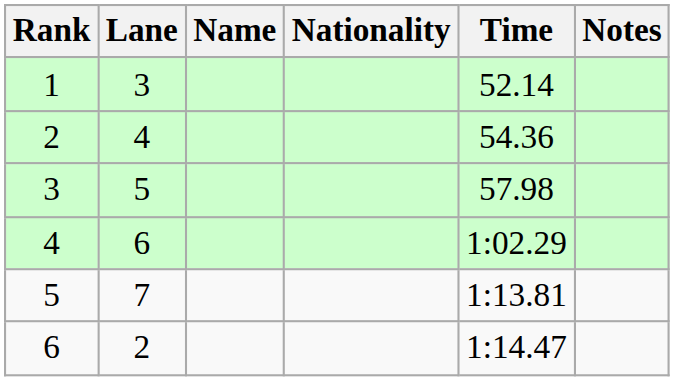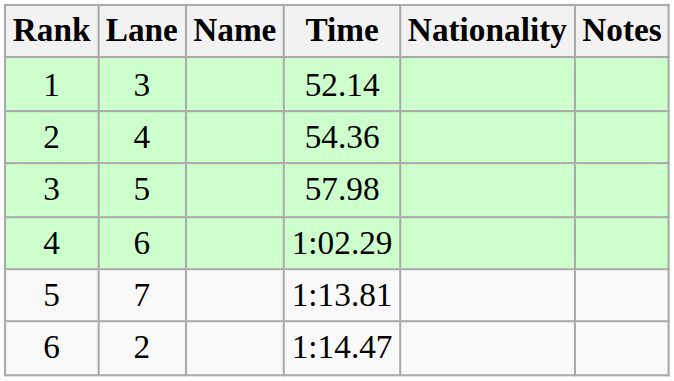columns swapped: (371, 30) <-> (516, 30)
